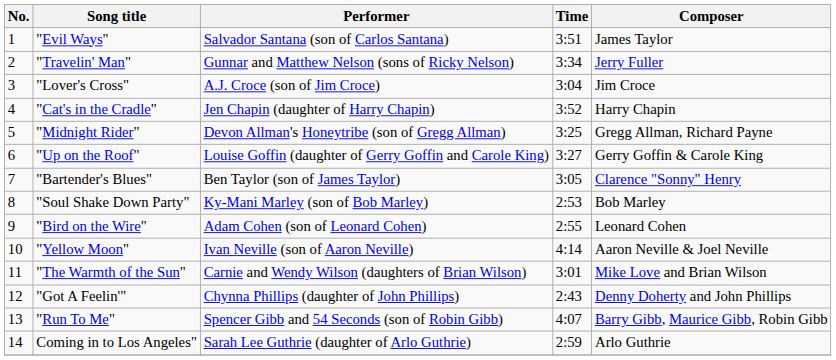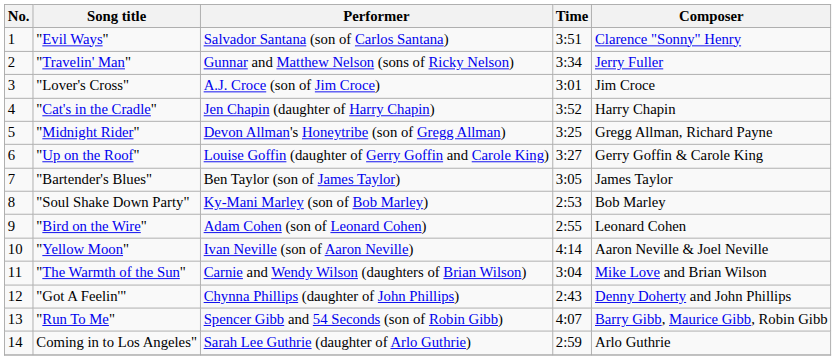(634, 39) James Taylor -> (668, 39) Clarence "Sonny" Henry
(569, 86) 3:04 -> (569, 86) 3:01
(668, 179) Clarence "Sonny" Henry -> (634, 179) James Taylor
(569, 272) 3:01 -> (569, 272) 3:04
